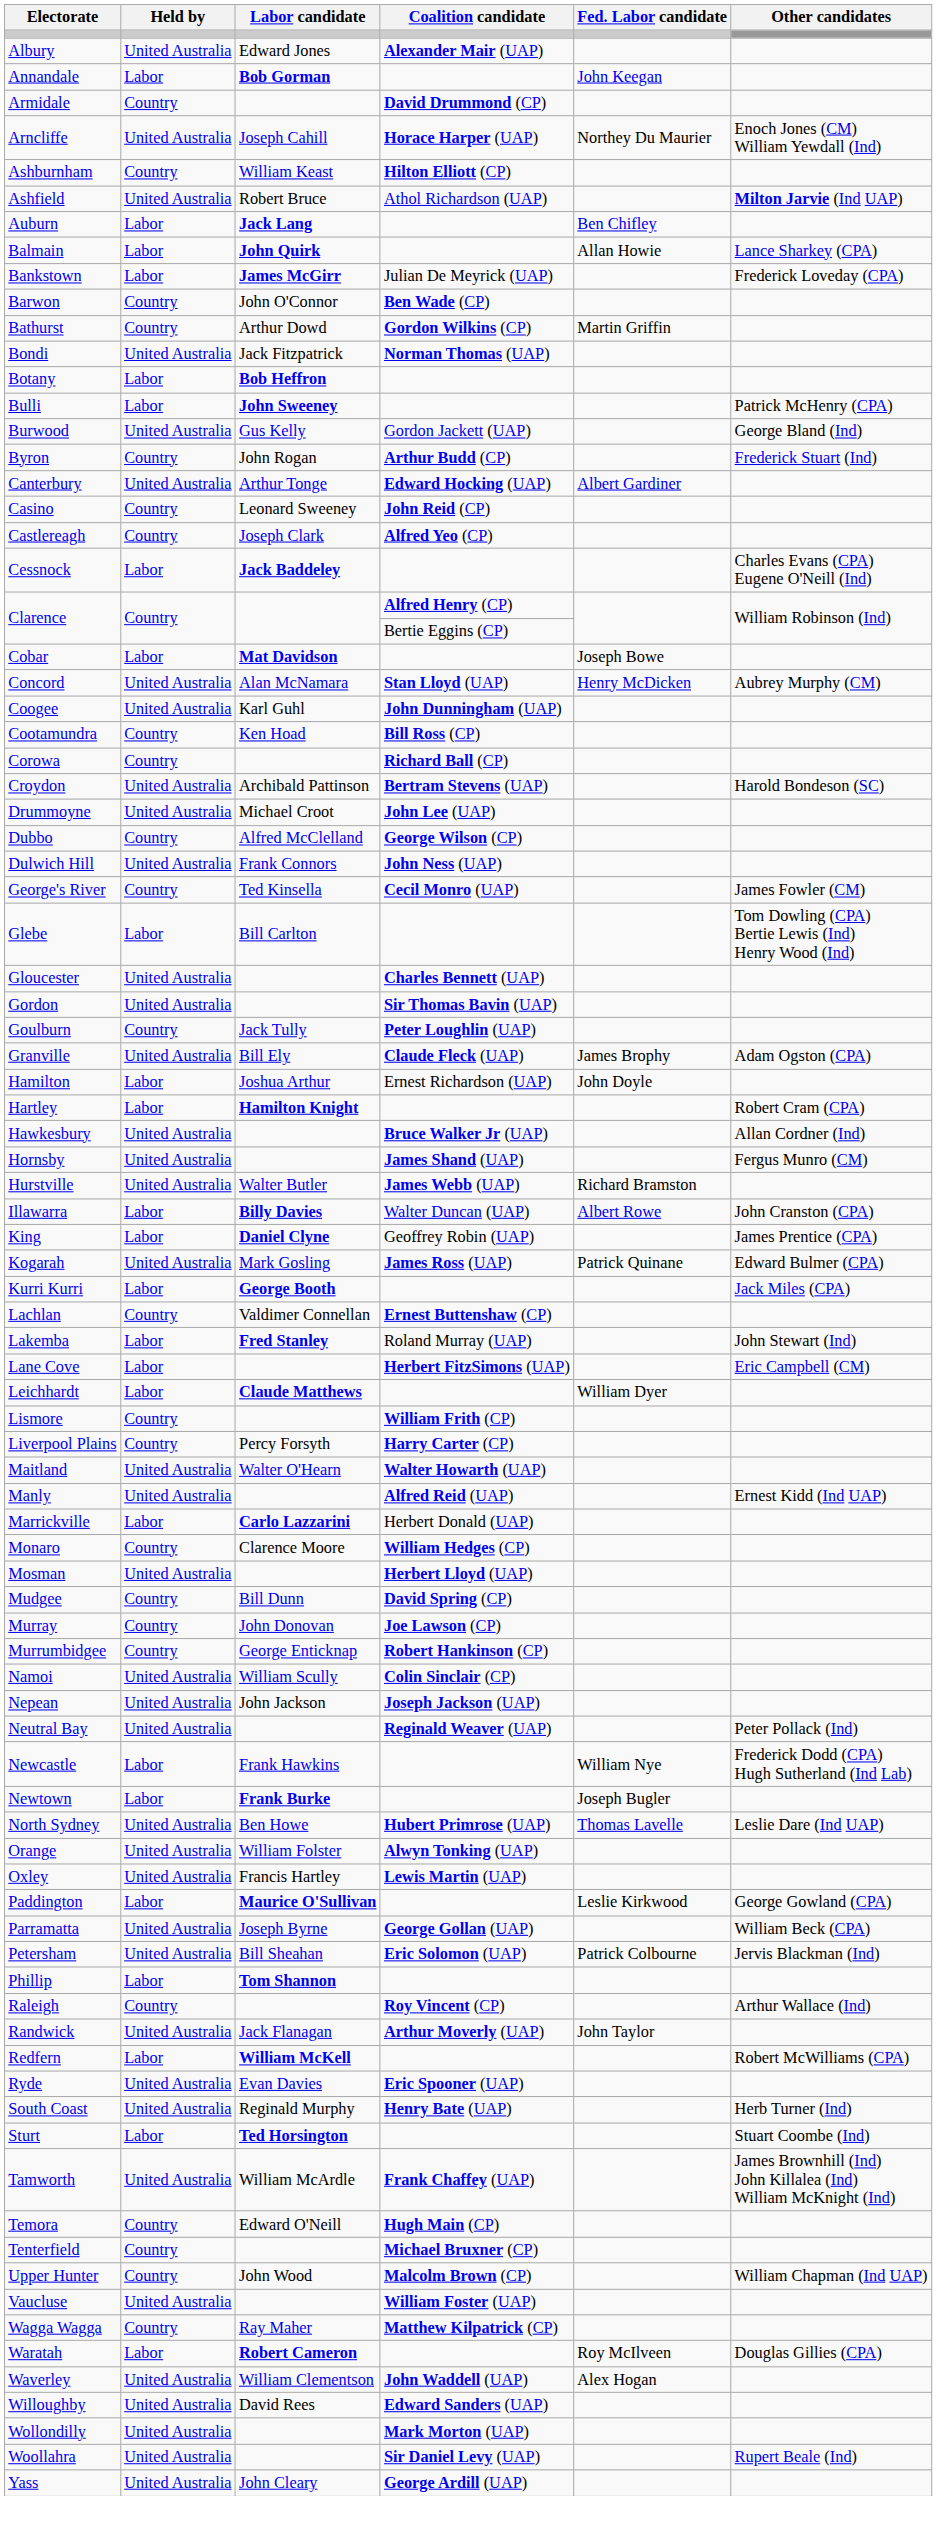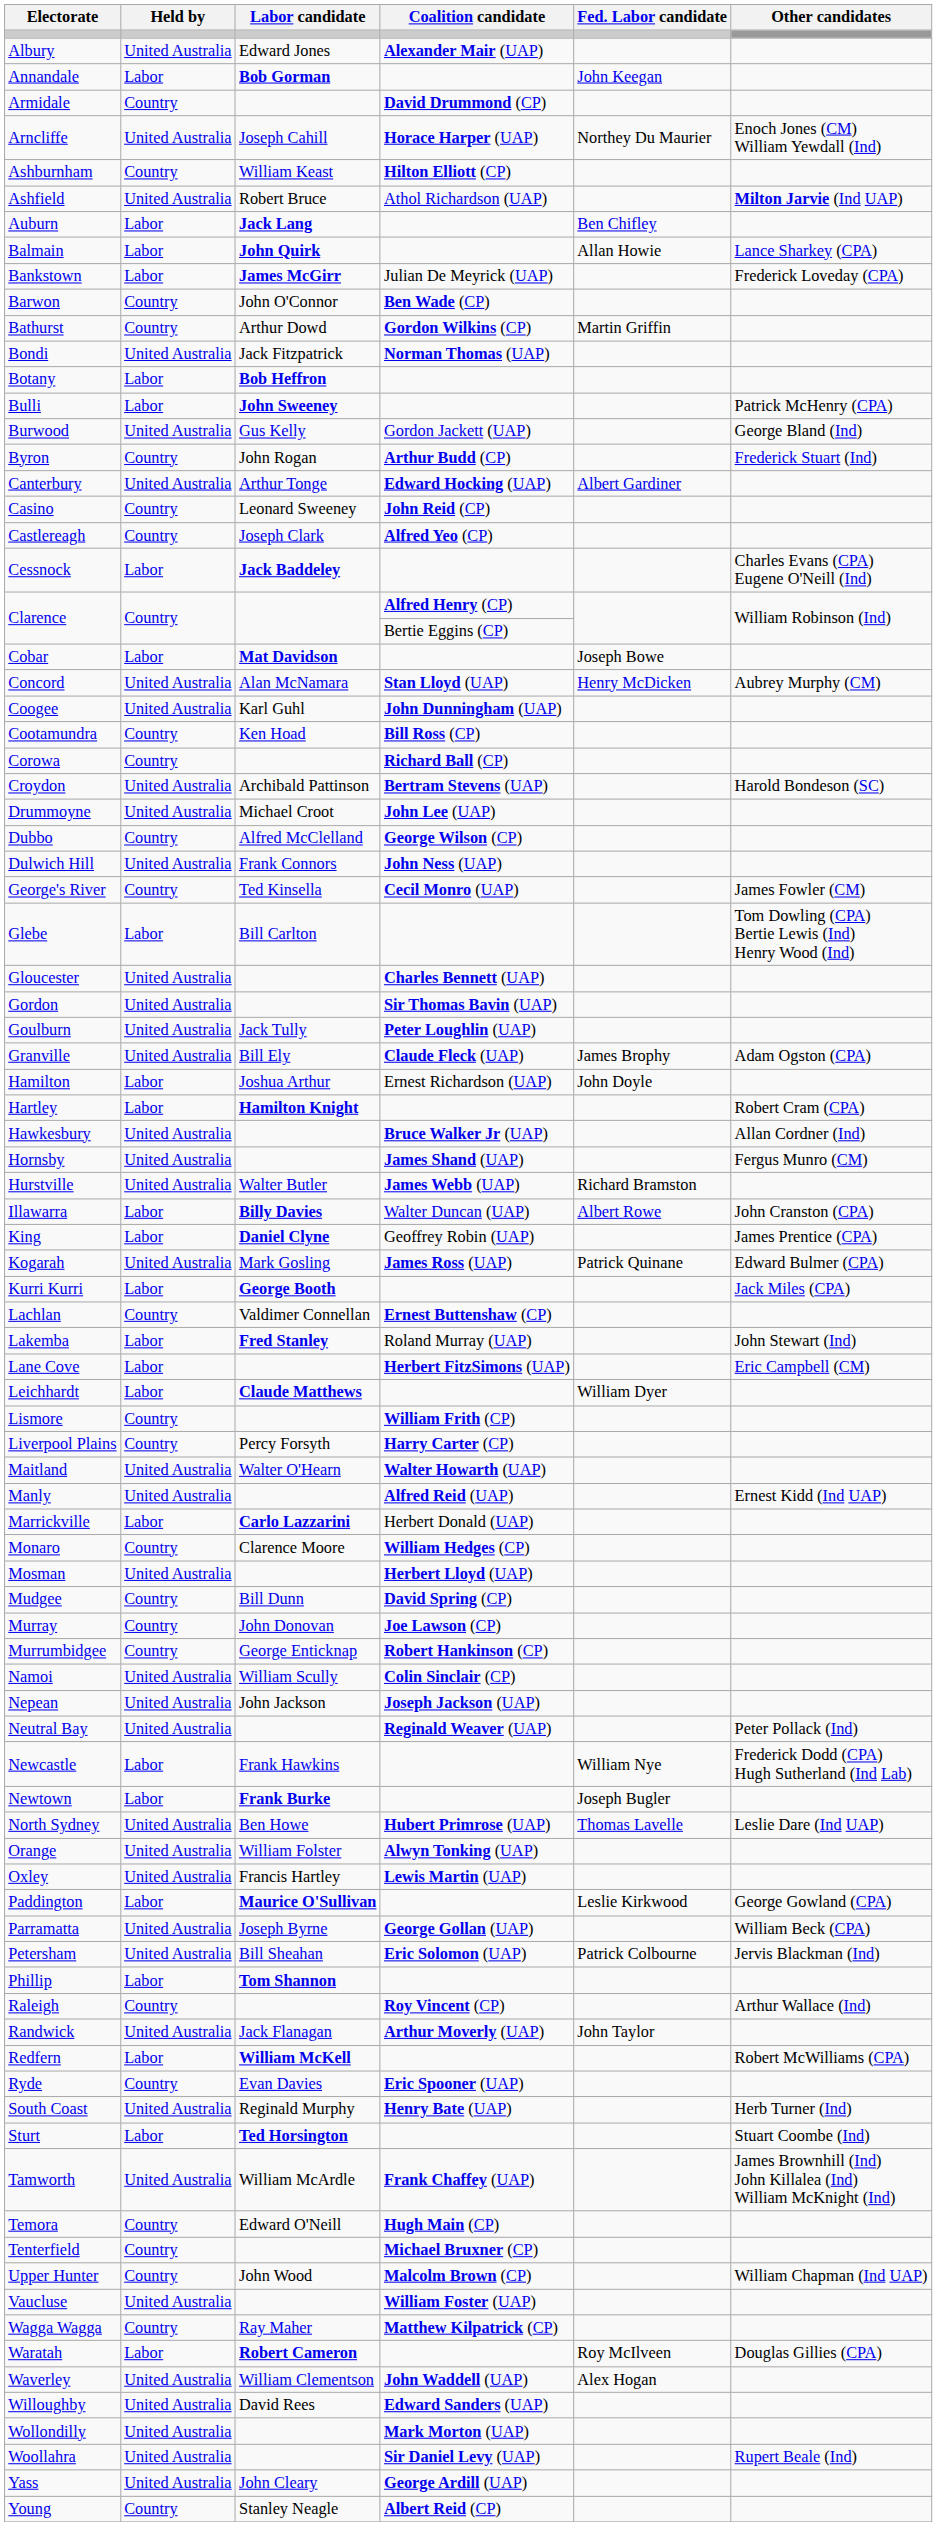(151, 1030) Country -> (178, 1030) United Australia
(178, 2083) United Australia -> (151, 2083) Country
+ row: (30, 2508)
